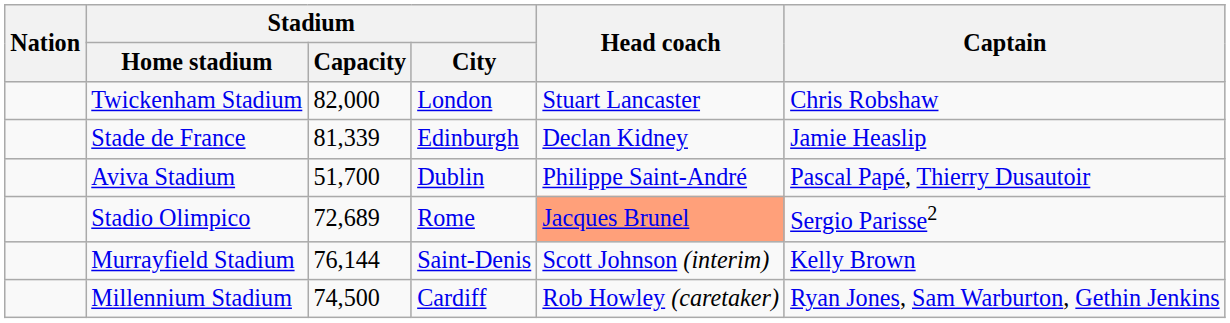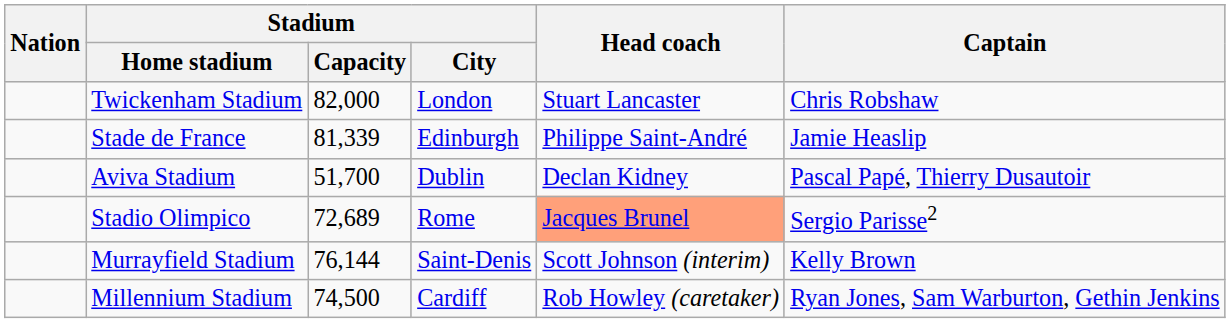(615, 138) Declan Kidney -> (645, 138) Philippe Saint-André
(645, 176) Philippe Saint-André -> (615, 176) Declan Kidney
